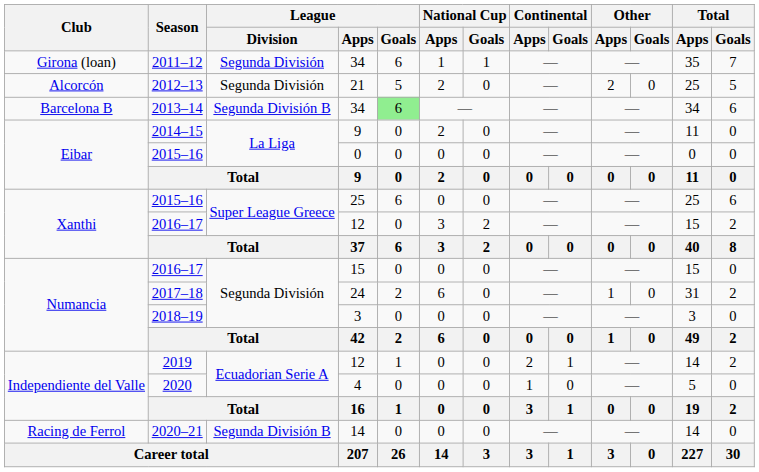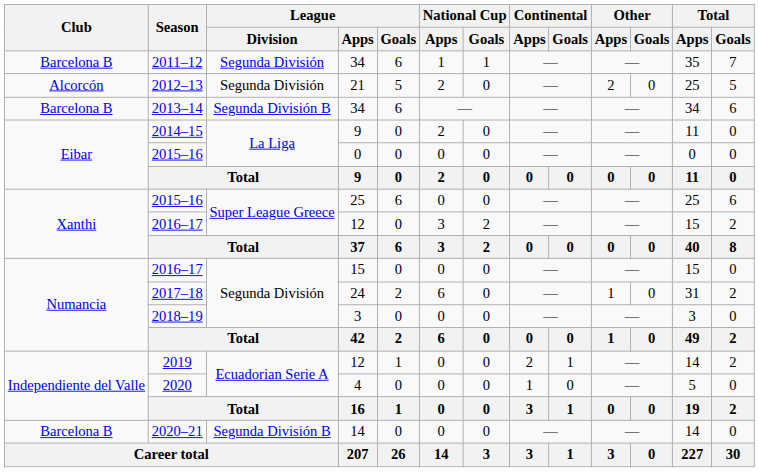(76, 62) Girona (loan) -> (76, 62) Barcelona B
(398, 108) lightgreen background -> (398, 108) no background
(76, 431) Racing de Ferrol -> (76, 431) Barcelona B
